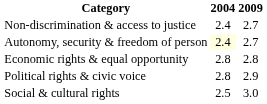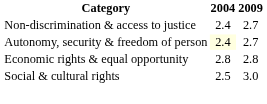- row: (75, 76)
